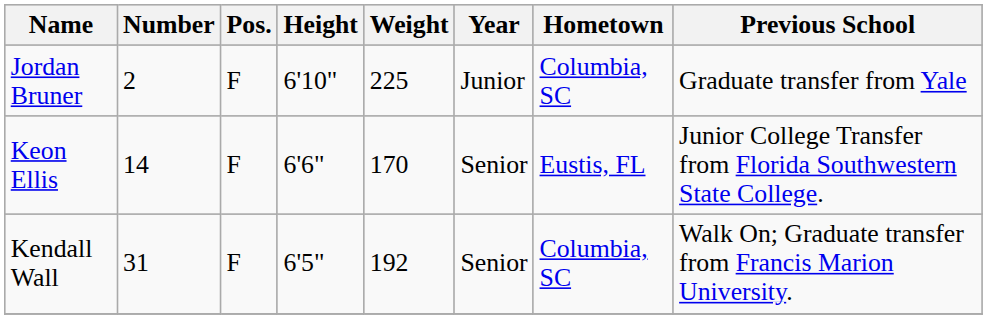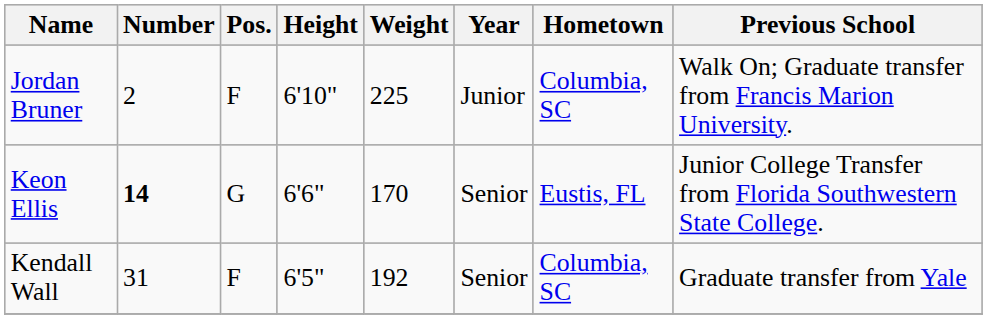(823, 80) Graduate transfer from Yale -> (821, 94) Walk On; Graduate transfer from Francis Marion University.
(136, 164) normal -> (136, 193) bold
(234, 164) F -> (236, 193) G
(821, 263) Walk On; Graduate transfer from Francis Marion University. -> (823, 277) Graduate transfer from Yale
